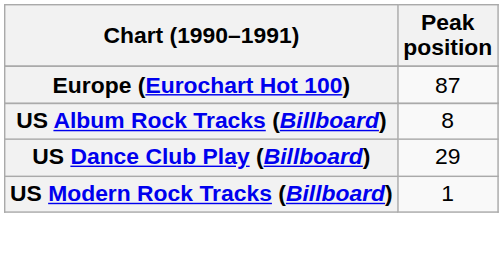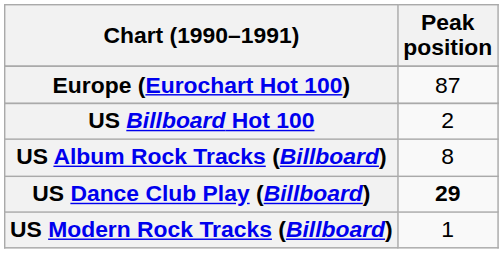+ row: (201, 120)
(448, 157) normal -> (448, 193) bold
